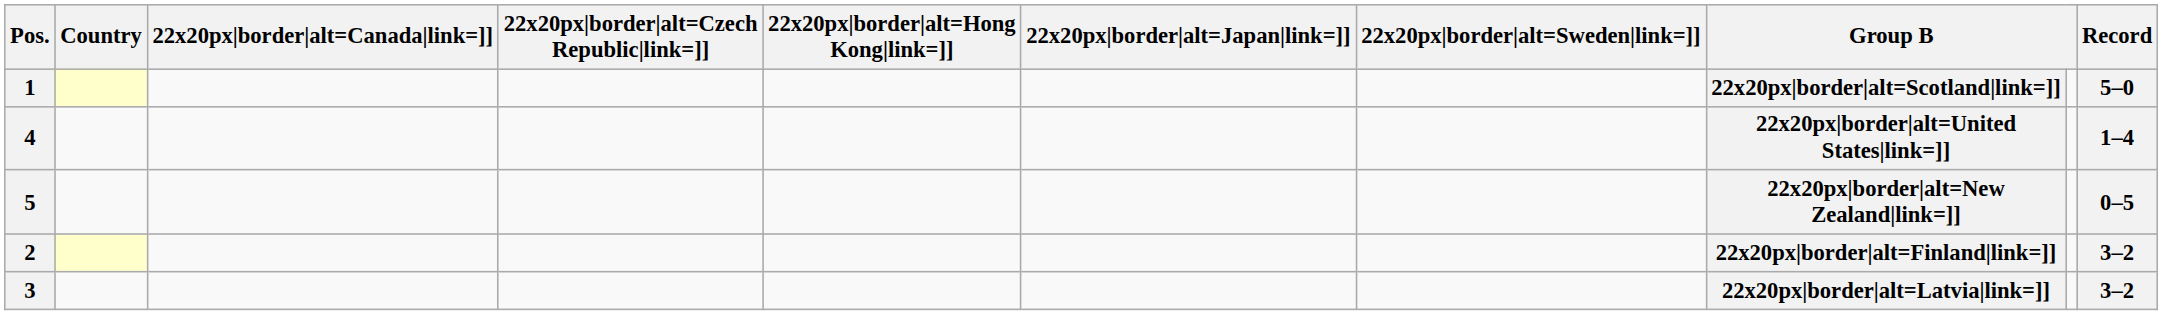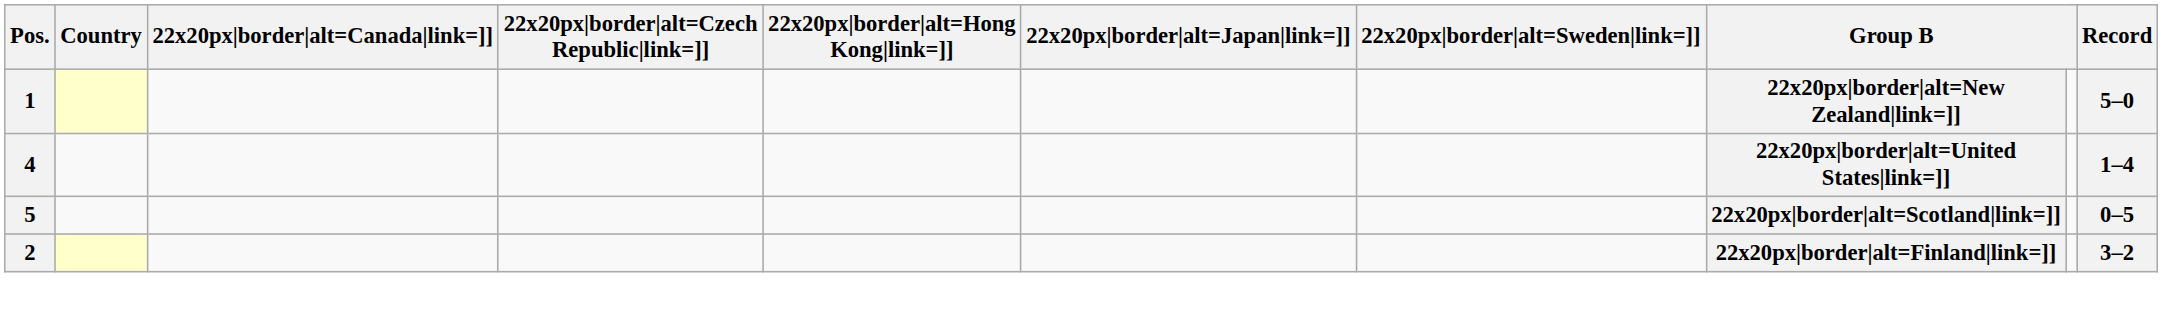(1886, 87) 22x20px|border|alt=Scotland|link=]] -> (1886, 100) 22x20px|border|alt=New Zealand|link=]]
(1886, 202) 22x20px|border|alt=New Zealand|link=]] -> (1886, 215) 22x20px|border|alt=Scotland|link=]]
- row: (30, 290)
